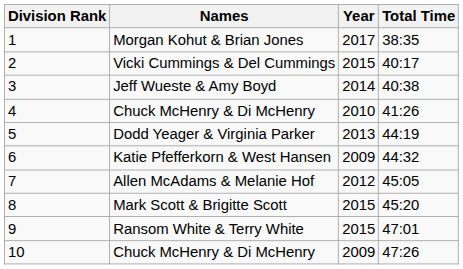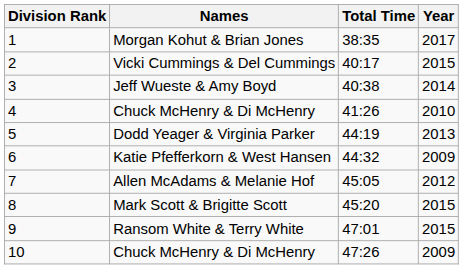columns swapped: (359, 16) <-> (419, 16)
